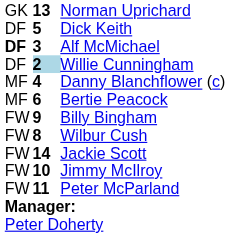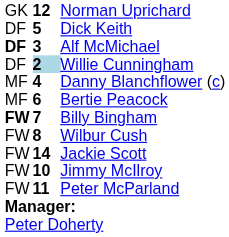(41, 11) 13 -> (41, 11) 12
(17, 117) normal -> (17, 117) bold
(37, 117) 9 -> (37, 117) 7
